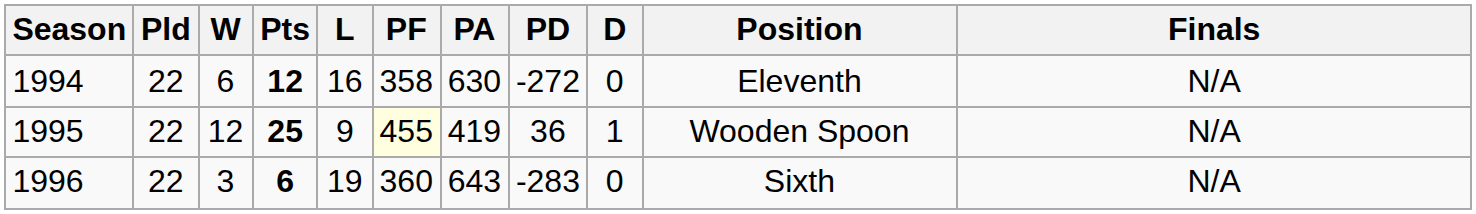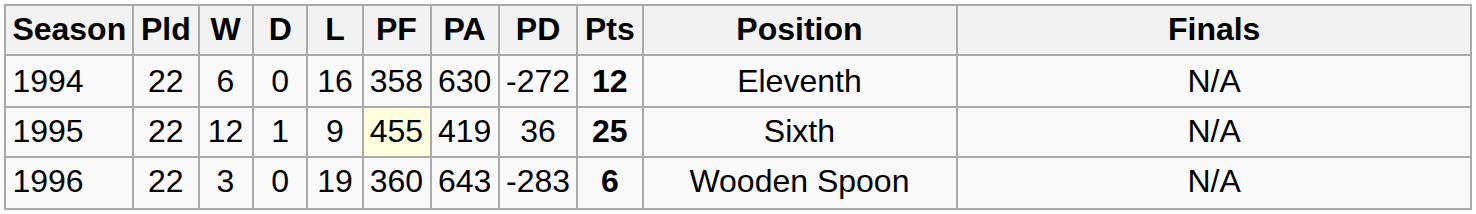columns swapped: (615, 29) <-> (285, 29)
(799, 131) Wooden Spoon -> (799, 131) Sixth
(799, 182) Sixth -> (799, 182) Wooden Spoon
